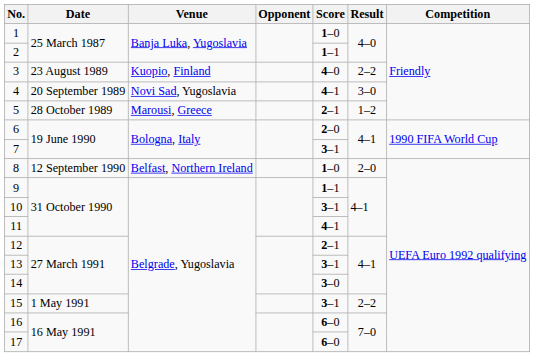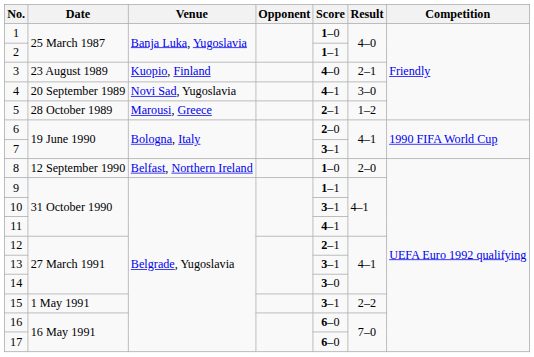(367, 71) 2–2 -> (367, 71) 2–1
